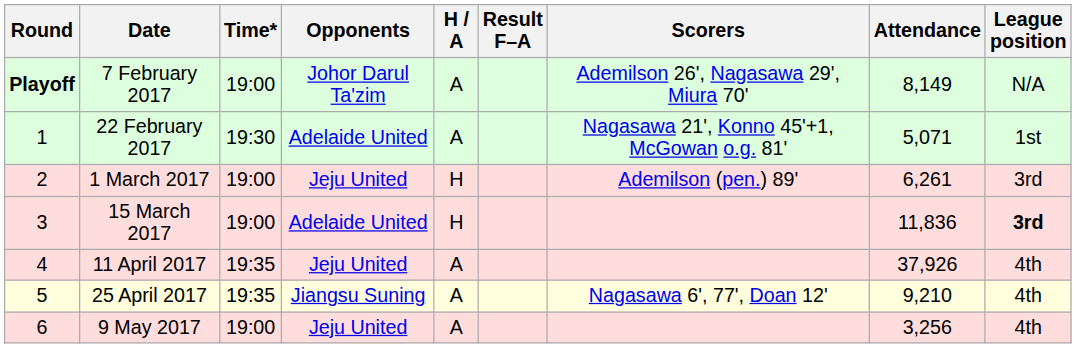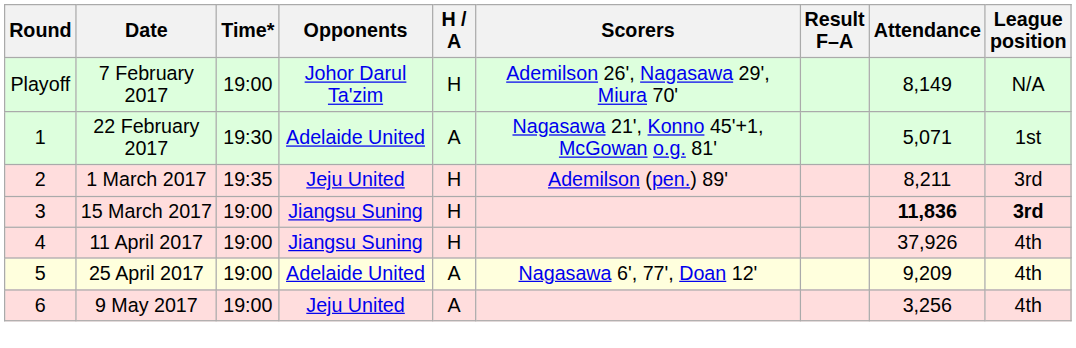columns swapped: (513, 31) <-> (708, 31)
(42, 84) bold -> (40, 84) normal
(456, 84) A -> (454, 84) H
(251, 180) 19:00 -> (248, 180) 19:35
(927, 180) 6,261 -> (927, 180) 8,211
(358, 222) Adelaide United -> (356, 211) Jiangsu Suning
(927, 222) normal -> (927, 211) bold
(251, 264) 19:35 -> (248, 242) 19:00
(358, 264) Jeju United -> (356, 242) Jiangsu Suning
(456, 264) A -> (454, 242) H
(251, 295) 19:35 -> (248, 273) 19:00
(358, 295) Jiangsu Suning -> (356, 273) Adelaide United
(927, 295) 9,210 -> (927, 273) 9,209
